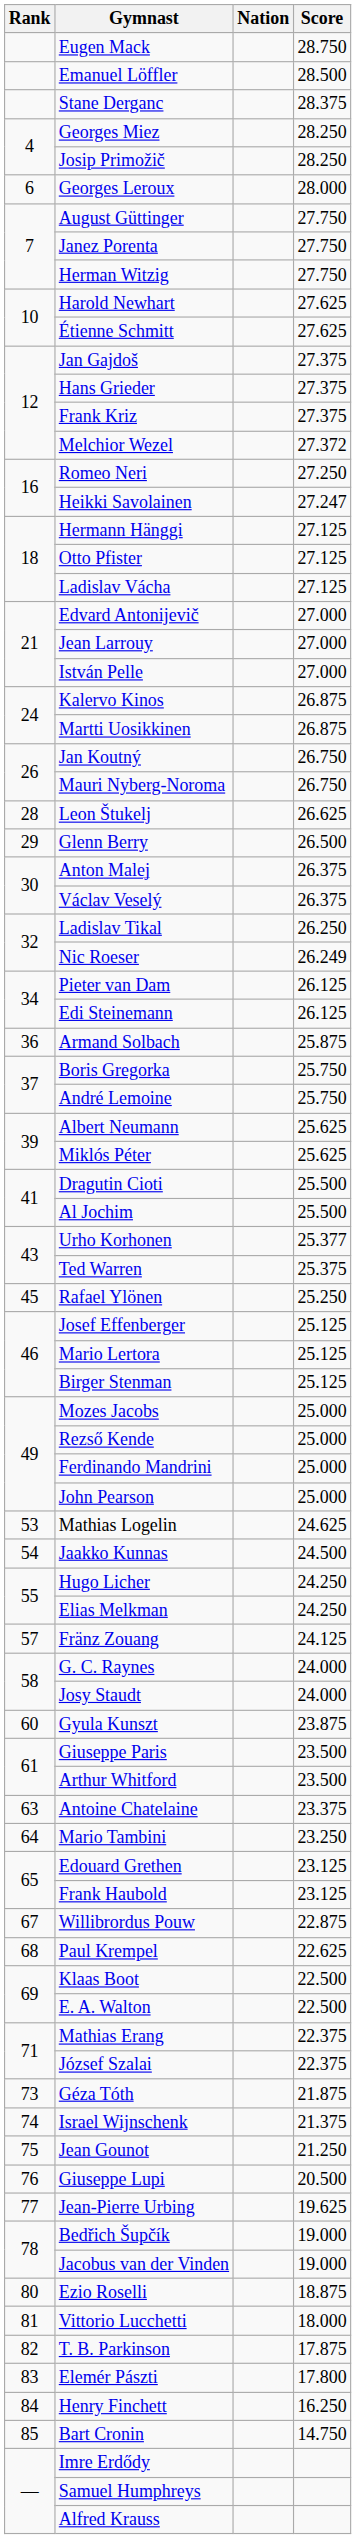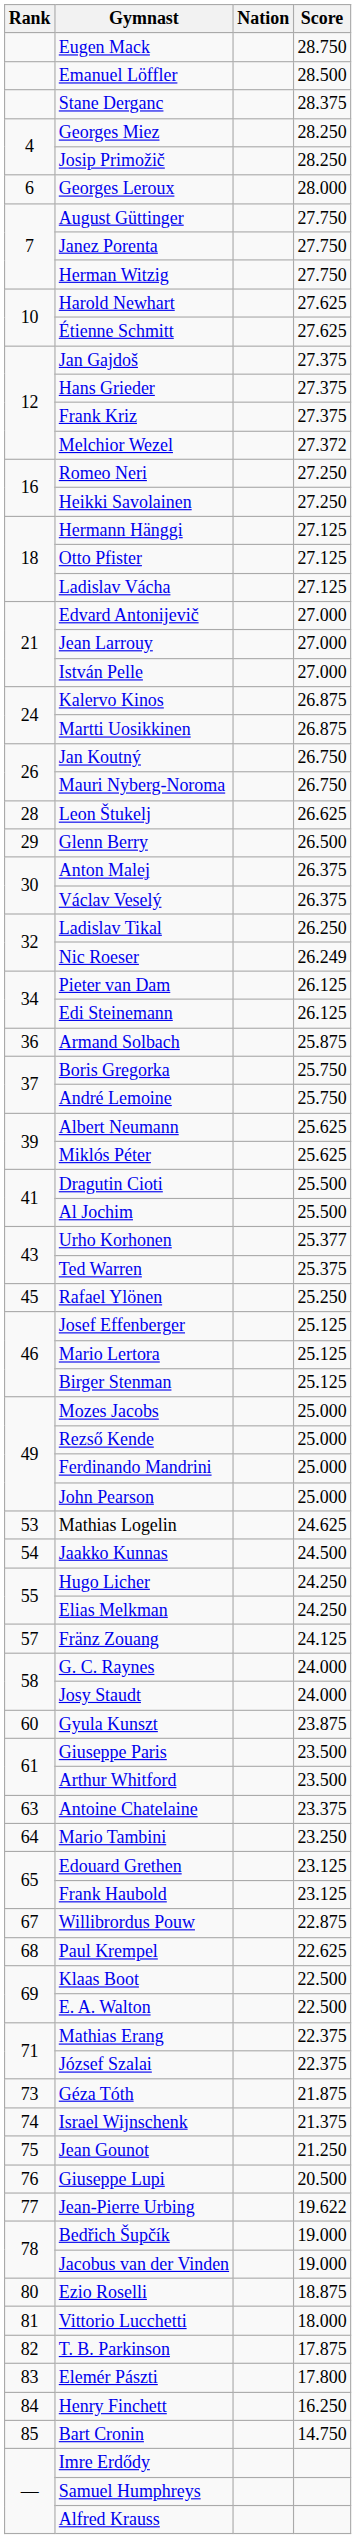(322, 501) 27.247 -> (322, 501) 27.250
(322, 2207) 19.625 -> (322, 2207) 19.622
